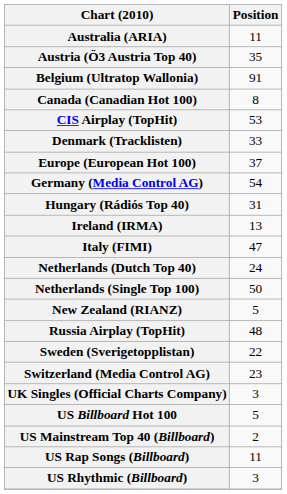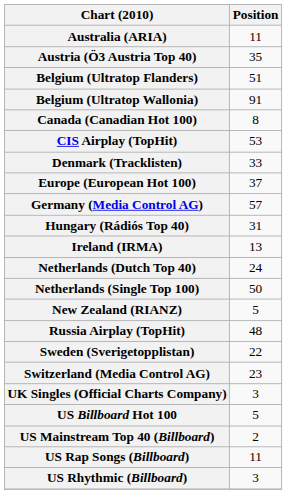+ row: (117, 78)
(256, 183) 54 -> (256, 204) 57
- row: (117, 246)
